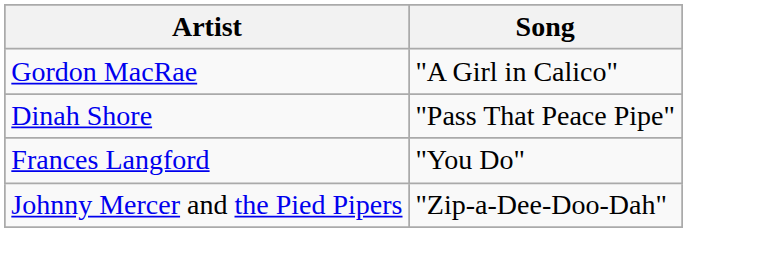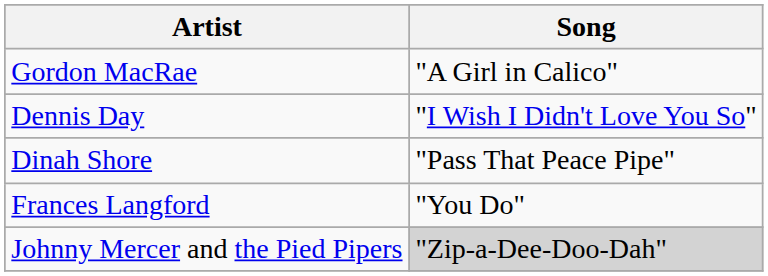+ row: (78, 115)
(541, 204) no background -> (541, 248) lightgrey background
